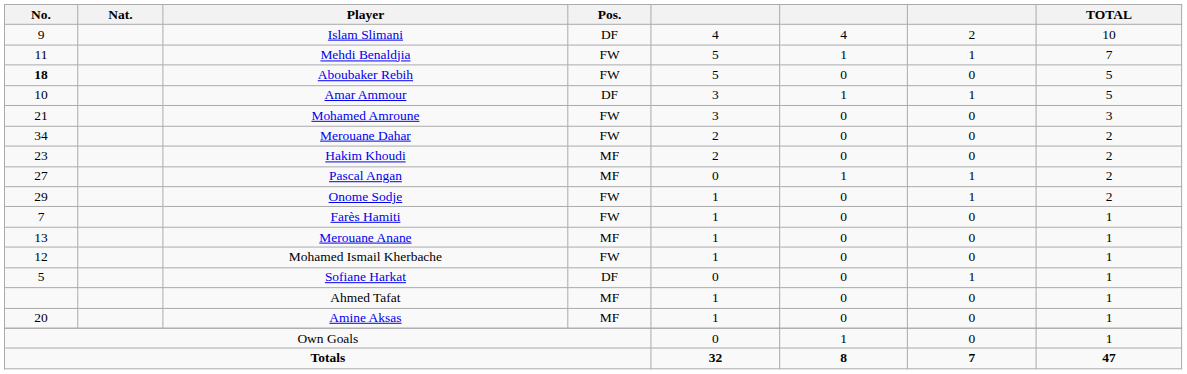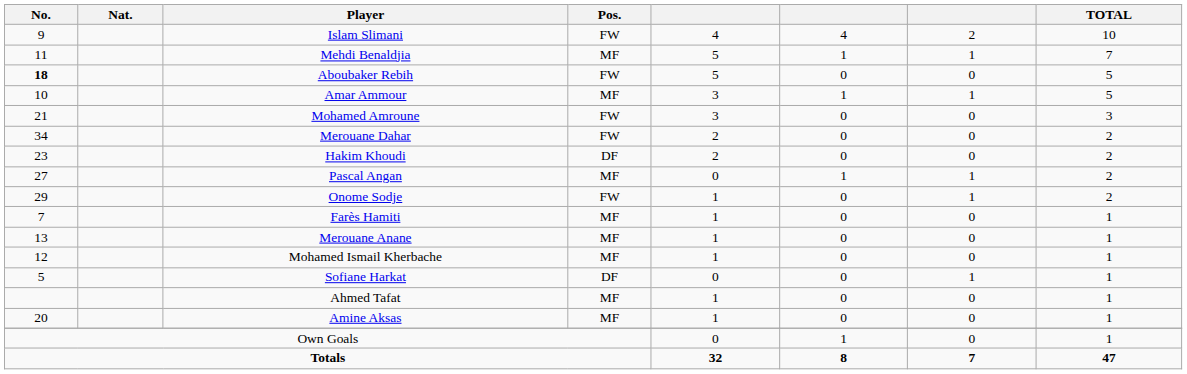(609, 34) DF -> (609, 34) FW
(609, 54) FW -> (609, 54) MF
(609, 95) DF -> (609, 95) MF
(609, 155) MF -> (609, 155) DF
(609, 216) FW -> (609, 216) MF
(609, 257) FW -> (609, 257) MF
